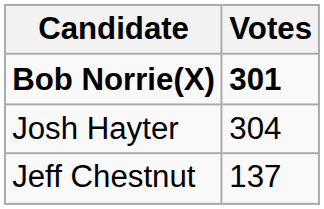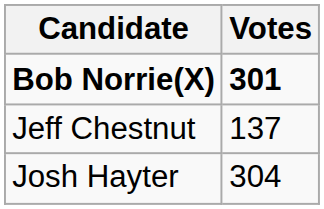rows swapped: (95, 128) <-> (104, 177)
